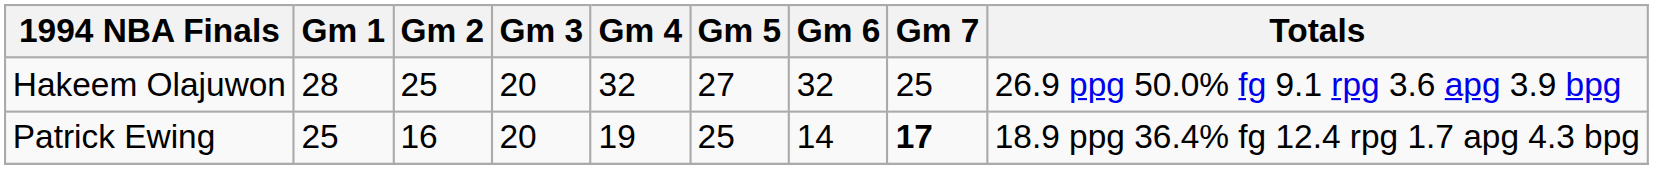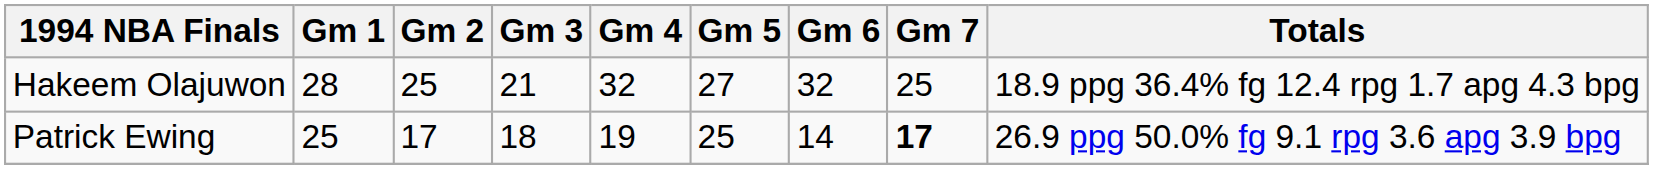(518, 84) 20 -> (518, 84) 21
(1308, 84) 26.9 ppg 50.0% fg 9.1 rpg 3.6 apg 3.9 bpg -> (1317, 84) 18.9 ppg 36.4% fg 12.4 rpg 1.7 apg 4.3 bpg
(419, 137) 16 -> (419, 137) 17
(518, 137) 20 -> (518, 137) 18
(1317, 137) 18.9 ppg 36.4% fg 12.4 rpg 1.7 apg 4.3 bpg -> (1308, 137) 26.9 ppg 50.0% fg 9.1 rpg 3.6 apg 3.9 bpg
